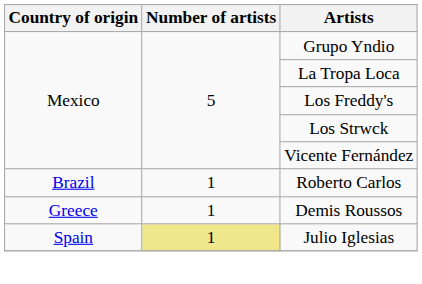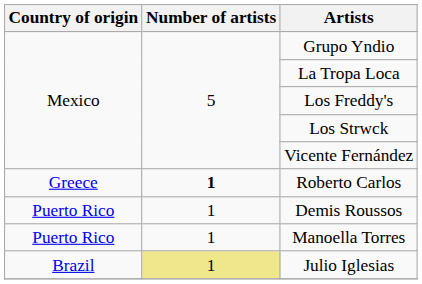(73, 182) Brazil -> (73, 182) Greece
(211, 182) normal -> (211, 182) bold
(73, 210) Greece -> (73, 210) Puerto Rico
+ row: (349, 237)
(73, 237) Spain -> (73, 264) Brazil
